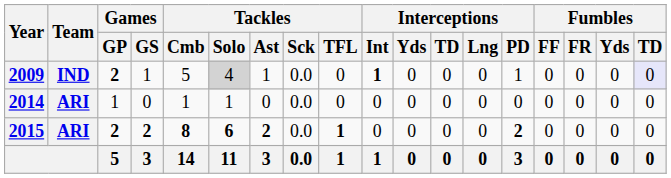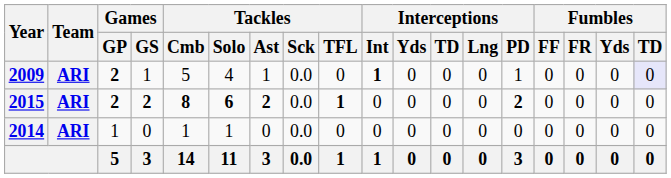(73, 74) IND -> (73, 74) ARI
(229, 74) lightgrey background -> (229, 74) no background
rows swapped: (26, 103) <-> (26, 131)
